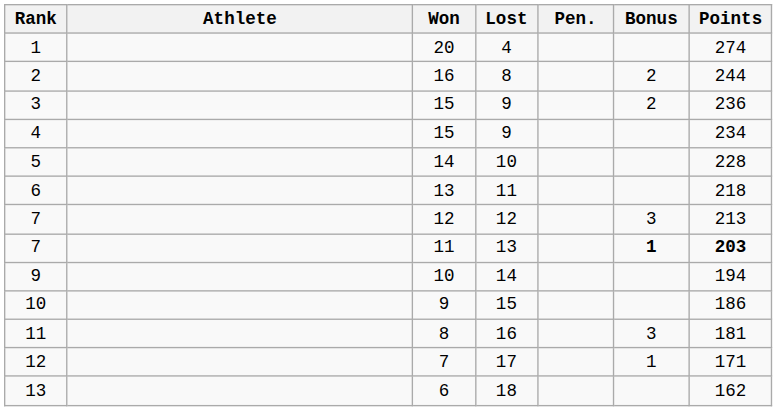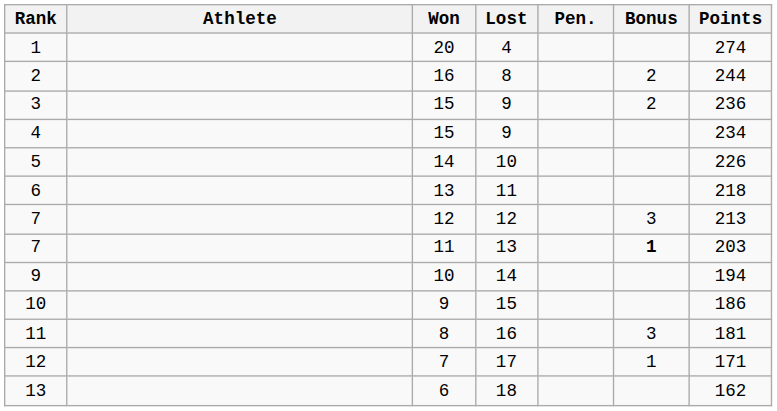(731, 162) 228 -> (731, 162) 226
(731, 248) bold -> (731, 248) normal
